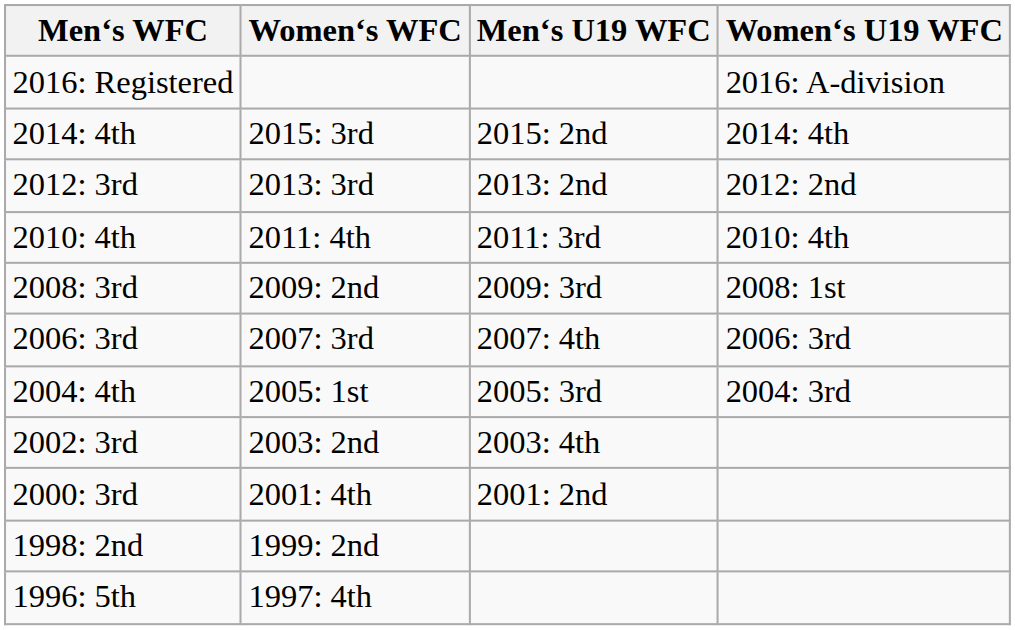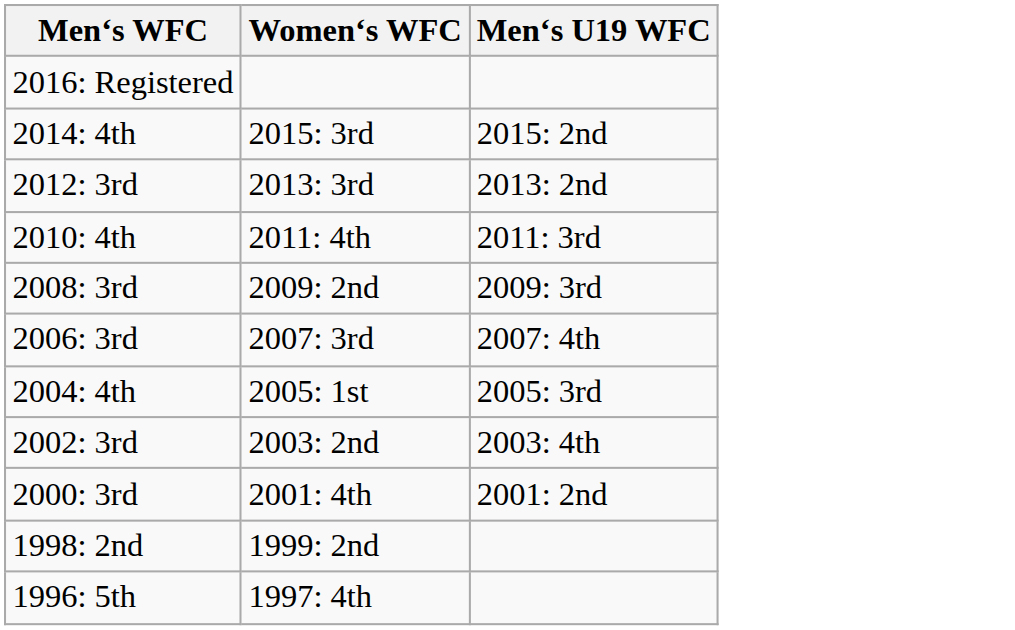- column: (864, 30)
